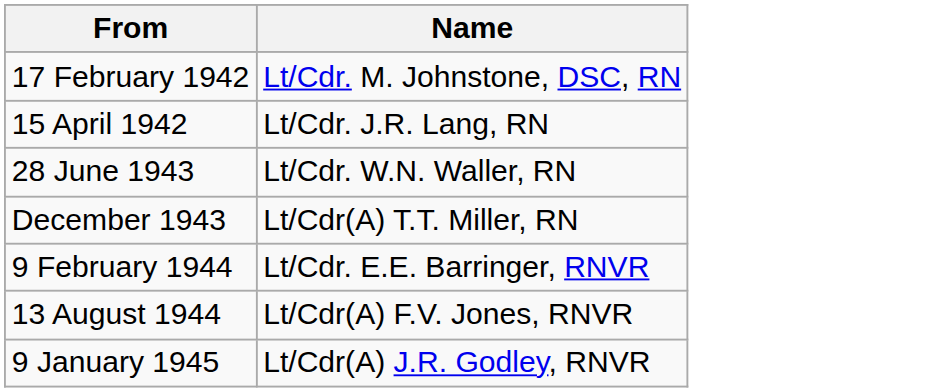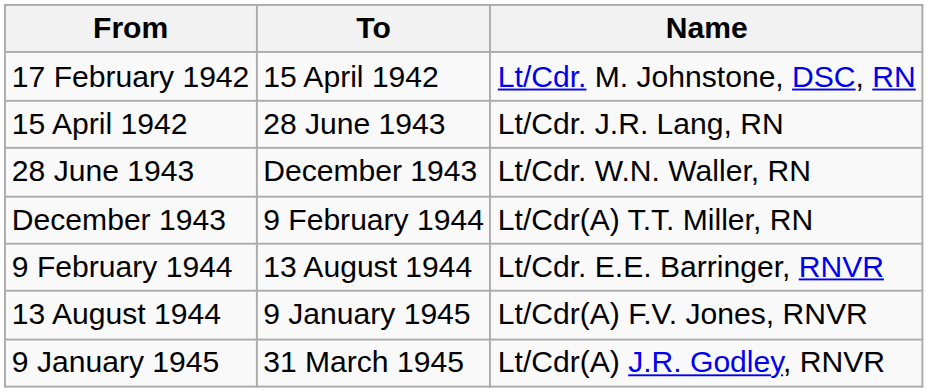+ column: (374, 28)
